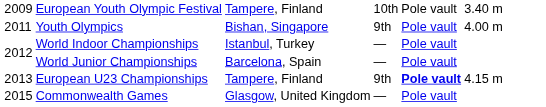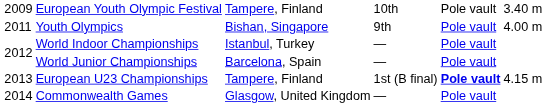(382, 79) 9th -> (406, 79) 1st (B final)
(18, 96) 2015 -> (18, 96) 2014
